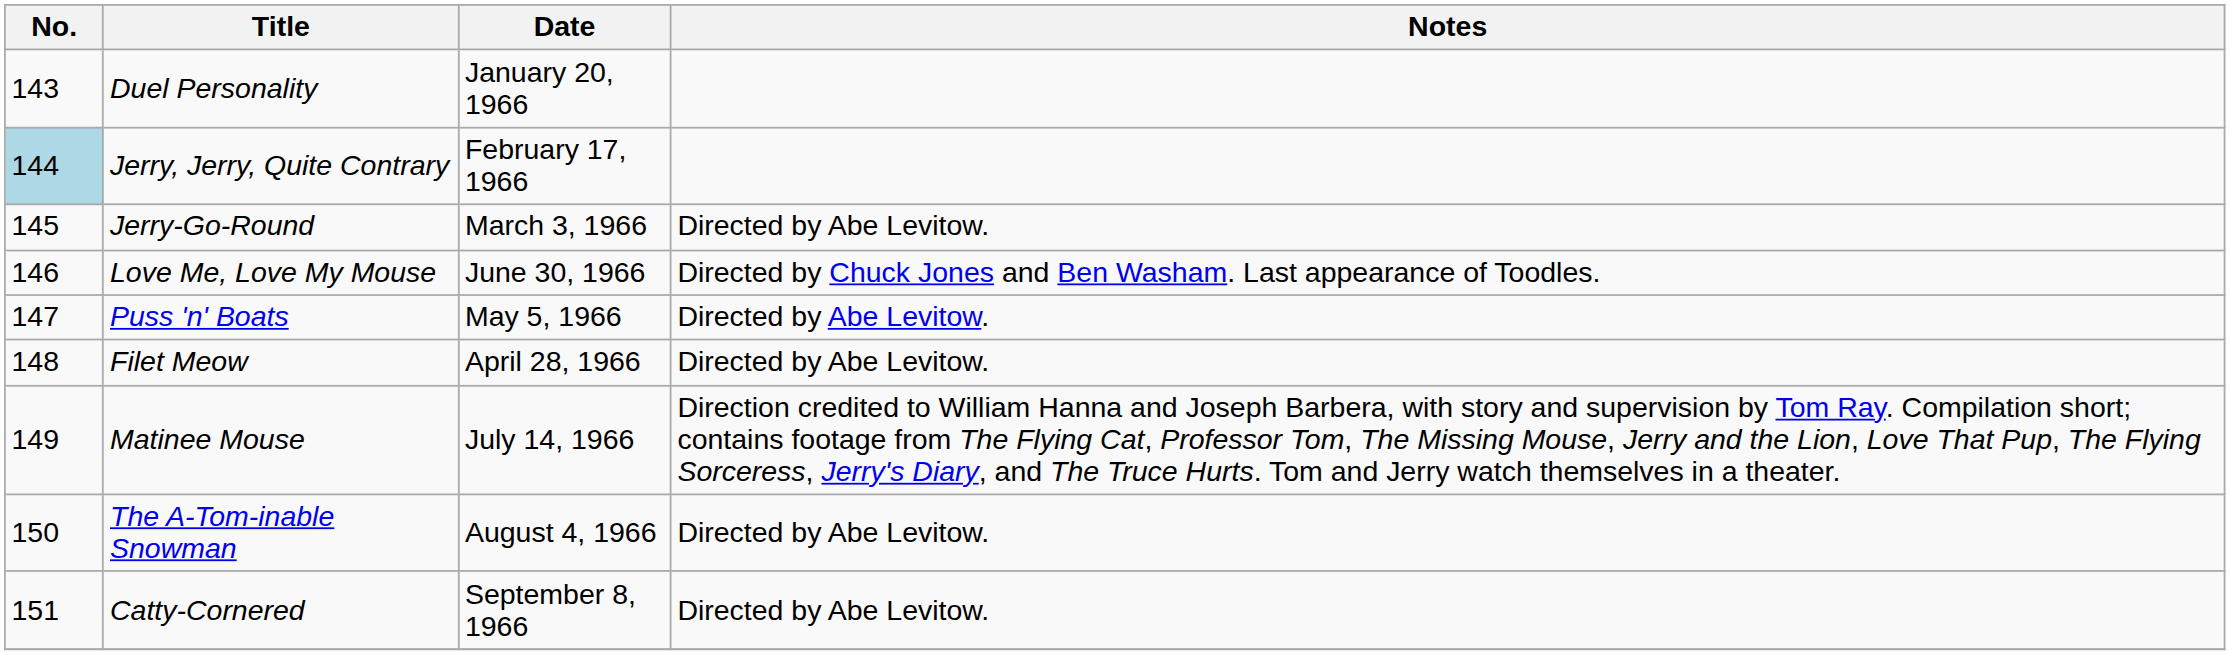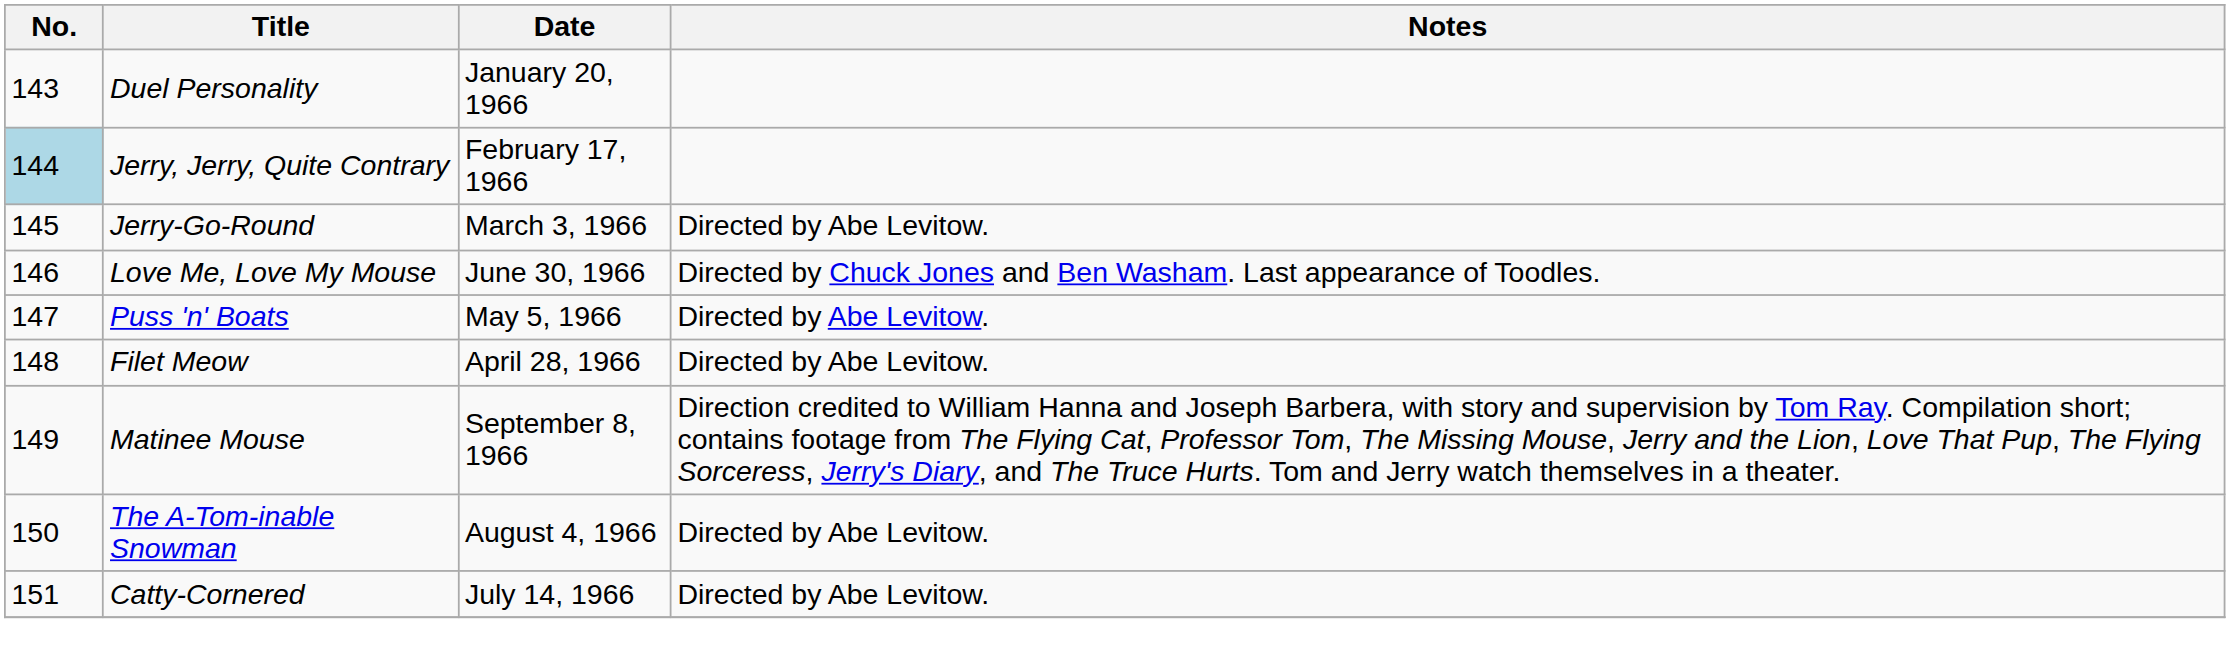(550, 439) July 14, 1966 -> (550, 439) September 8, 1966
(550, 609) September 8, 1966 -> (550, 593) July 14, 1966
